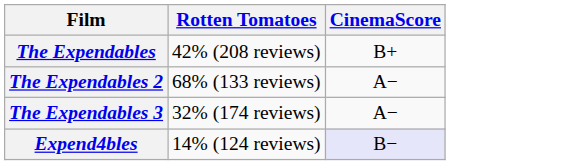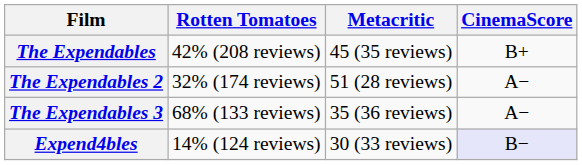+ column: (391, 19)
(246, 81) 68% (133 reviews) -> (246, 81) 32% (174 reviews)
(246, 112) 32% (174 reviews) -> (246, 112) 68% (133 reviews)
